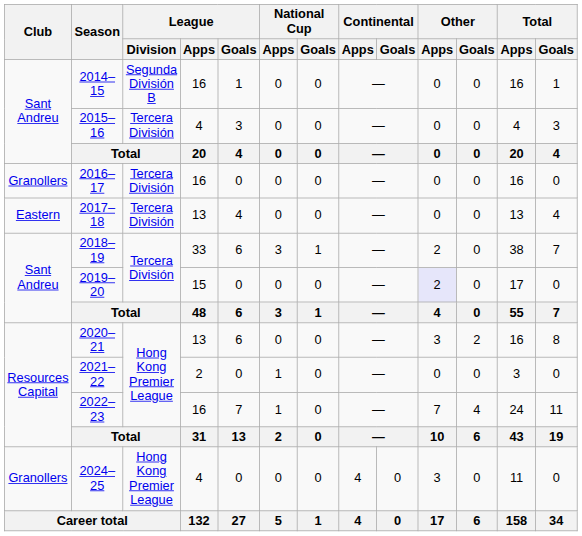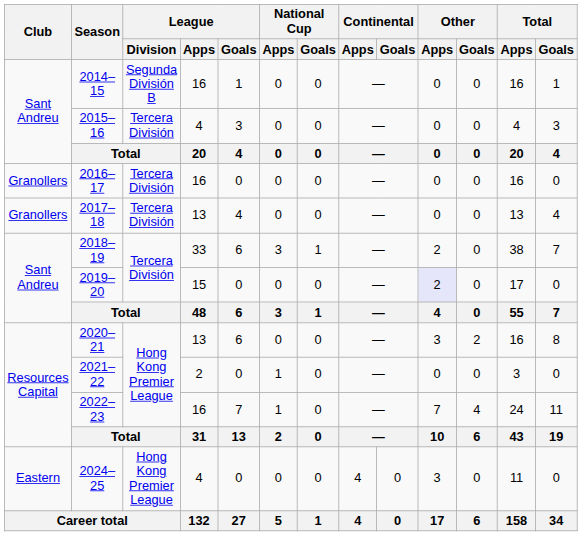(38, 215) Eastern -> (38, 215) Granollers
(38, 478) Granollers -> (38, 478) Eastern
